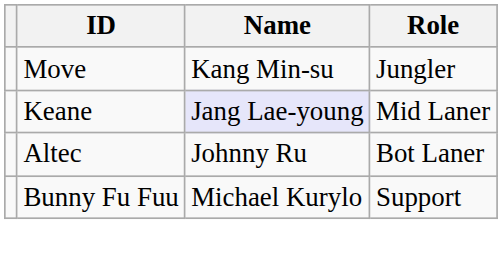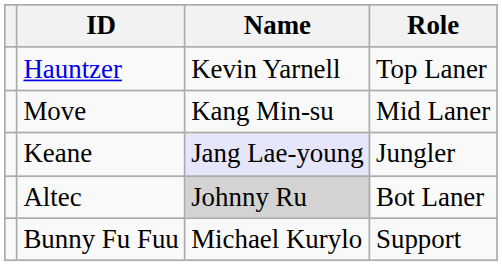+ row: (73, 68)
(416, 68) Jungler -> (433, 111) Mid Laner
(433, 111) Mid Laner -> (416, 153) Jungler
(249, 153) no background -> (249, 196) lightgrey background
